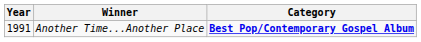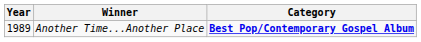(19, 29) 1991 -> (19, 29) 1989
